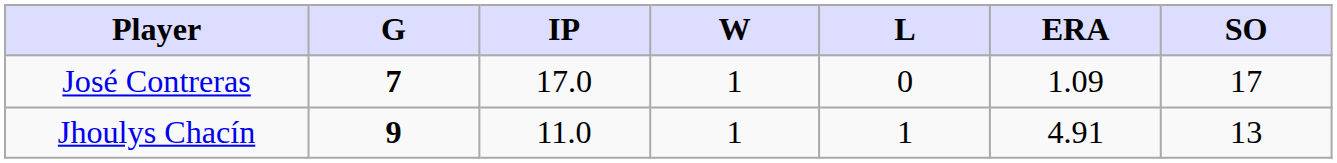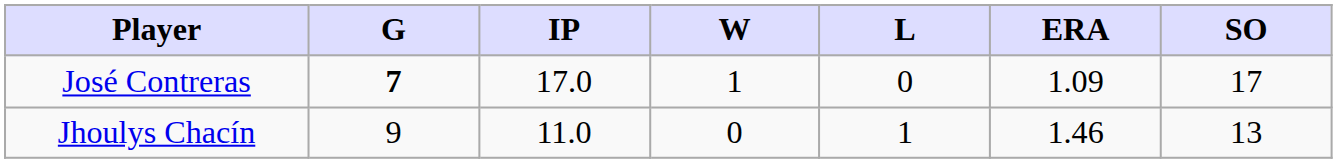(393, 132) bold -> (393, 132) normal
(735, 132) 1 -> (735, 132) 0
(1076, 132) 4.91 -> (1076, 132) 1.46
